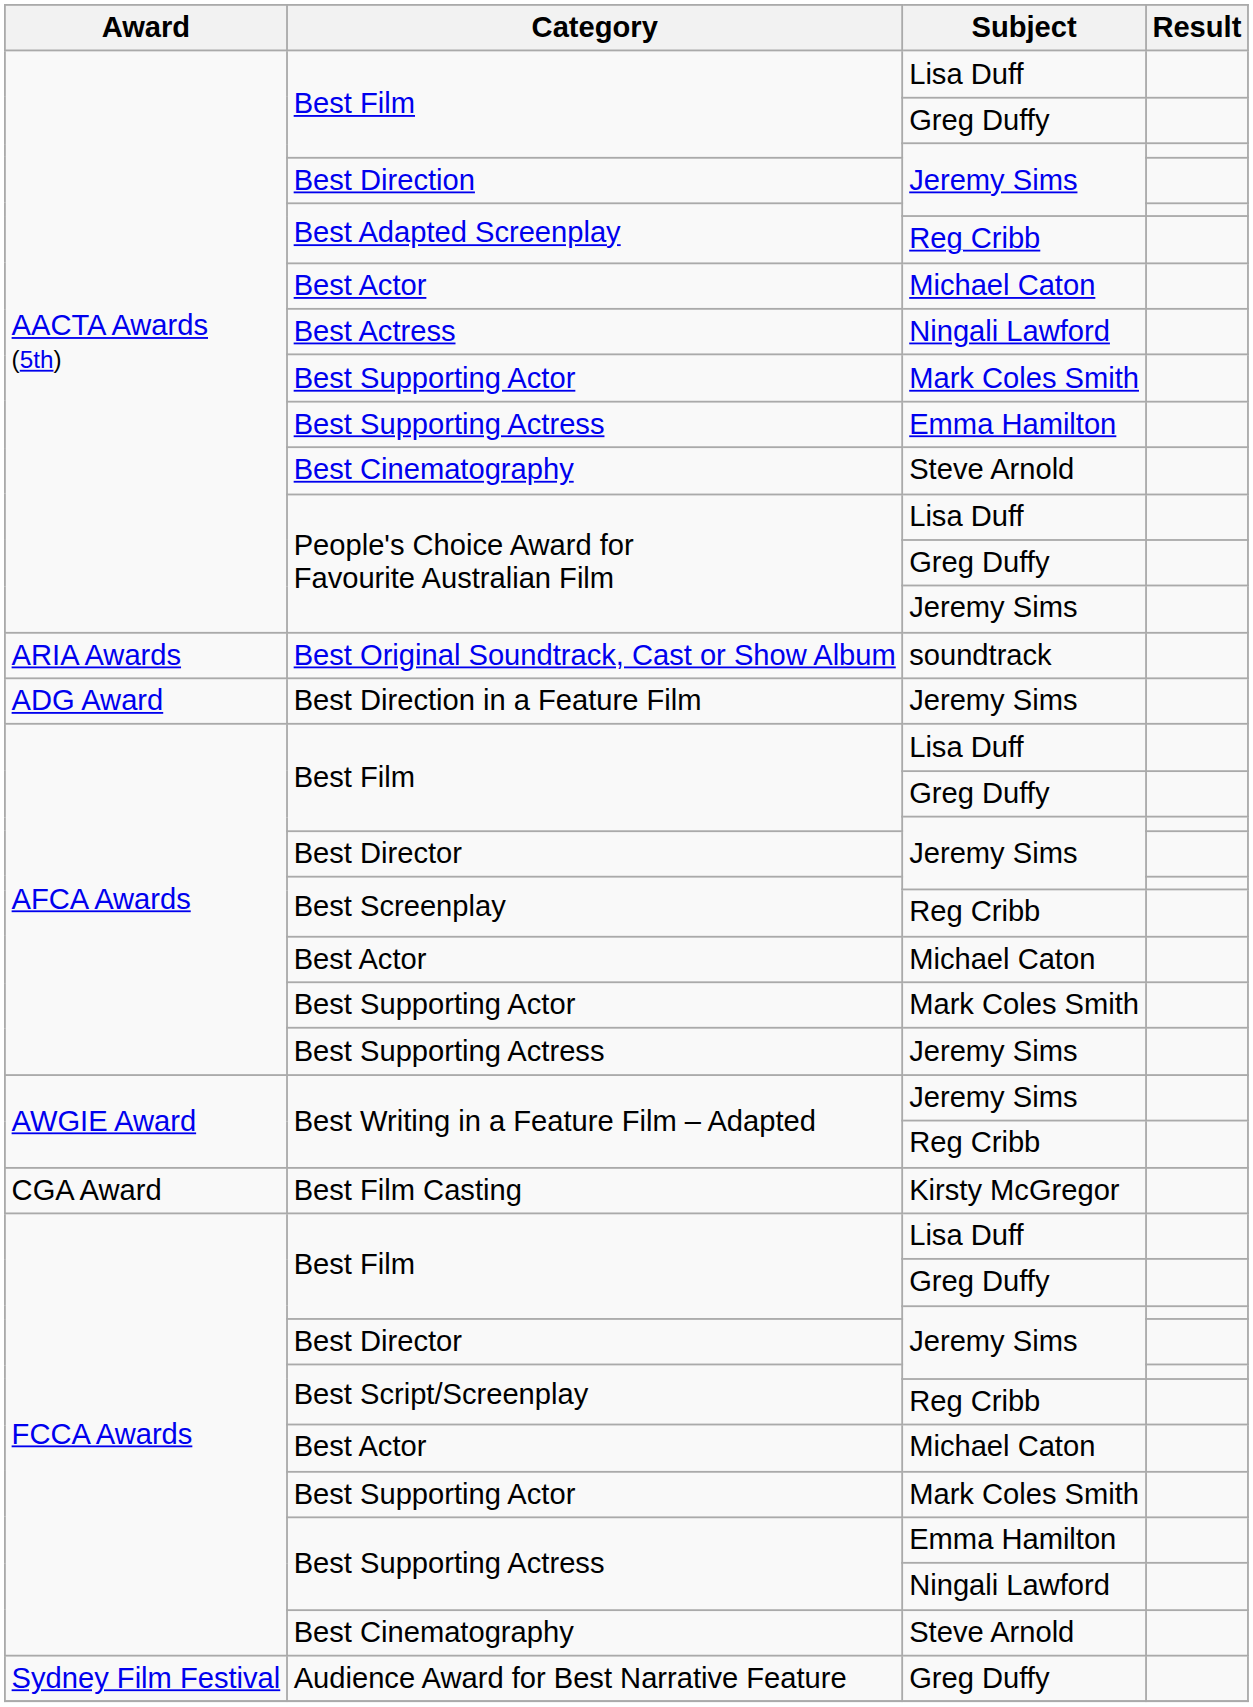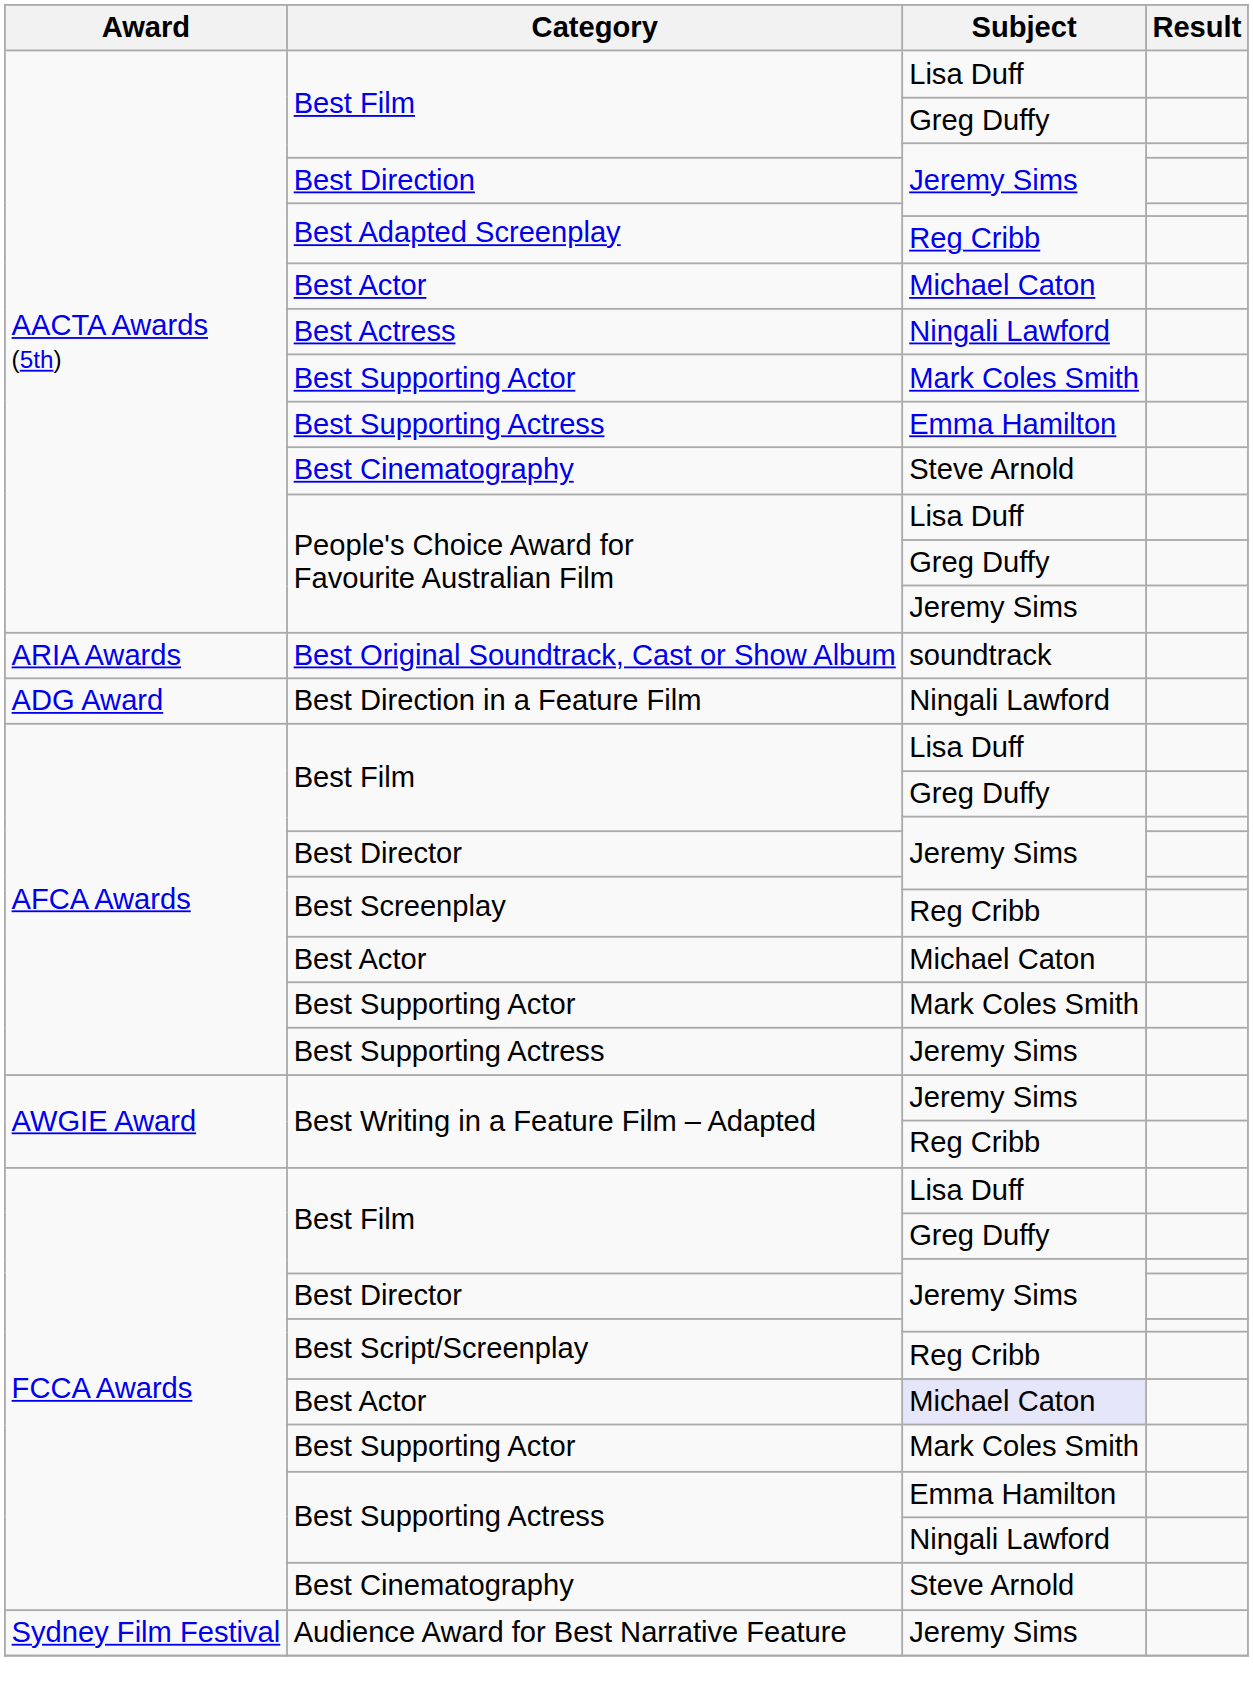(993, 700) Jeremy Sims -> (1010, 700) Ningali Lawford
- row: (87, 1189)
(1002, 1447) no background -> (1002, 1401) lavender background
(979, 1678) Greg Duffy -> (993, 1632) Jeremy Sims
